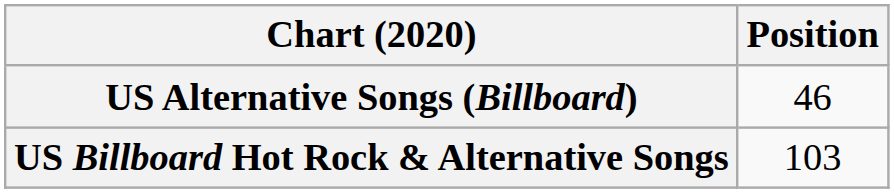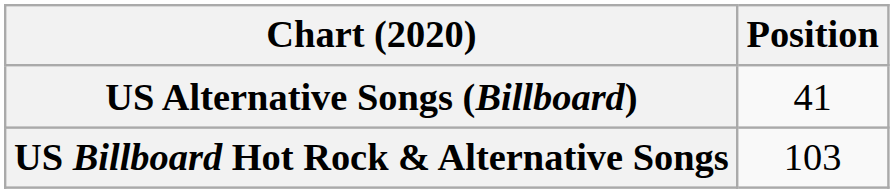(813, 95) 46 -> (813, 95) 41
